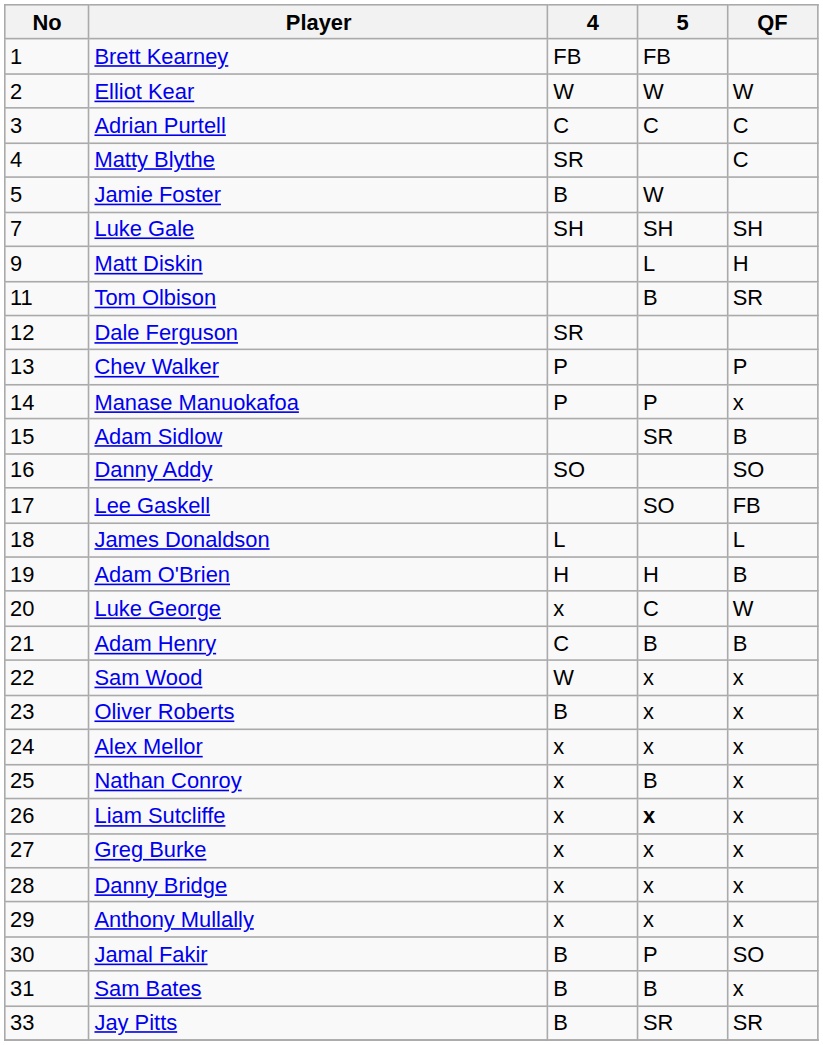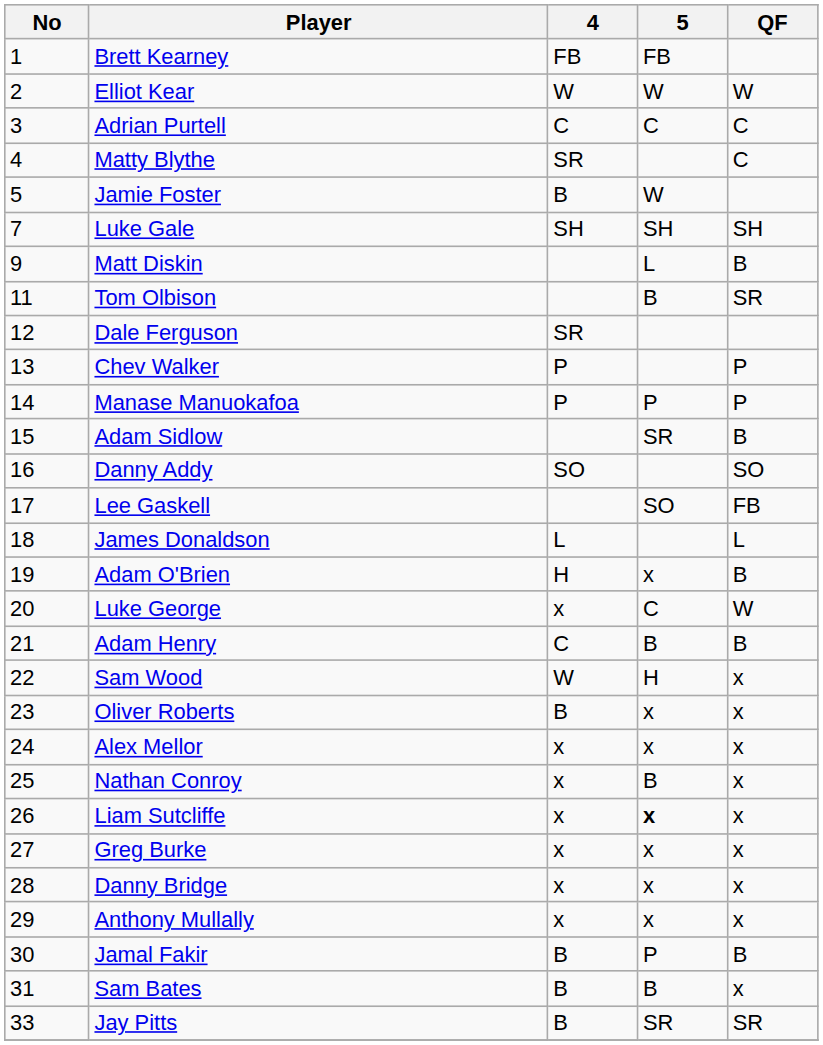(741, 263) H -> (740, 263) B
(738, 401) x -> (740, 401) P
(651, 574) H -> (648, 574) x
(648, 677) x -> (651, 677) H
(748, 954) SO -> (740, 954) B
